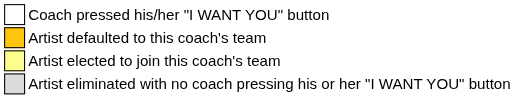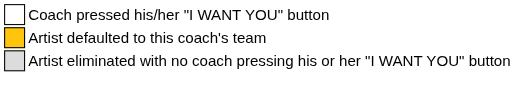- row: (154, 61)
